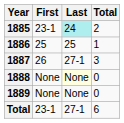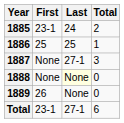(70, 28) paleturquoise background -> (70, 28) no background
(41, 61) 26 -> (47, 61) None
(47, 93) None -> (41, 93) 26
